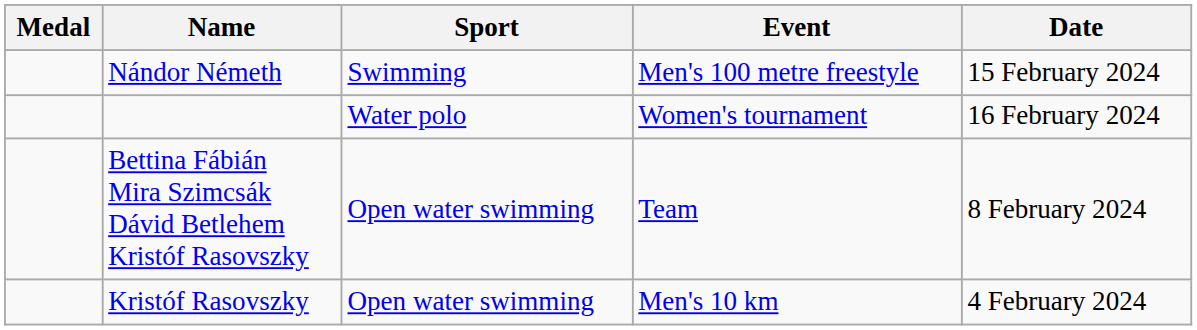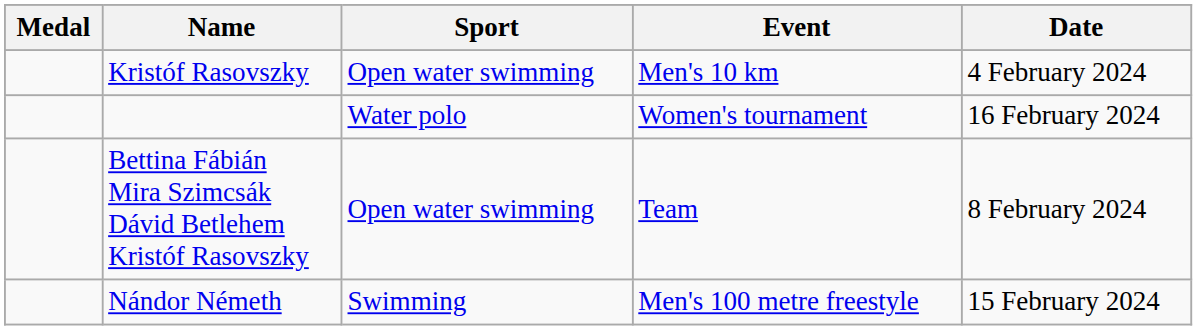rows swapped: (208, 301) <-> (195, 71)
